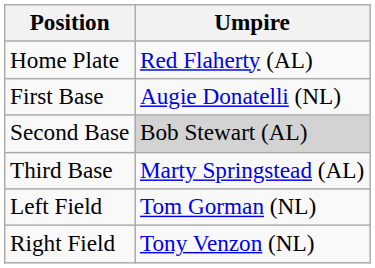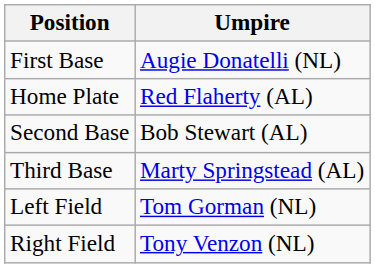rows swapped: (65, 59) <-> (57, 96)
(224, 133) lightgrey background -> (224, 133) no background
